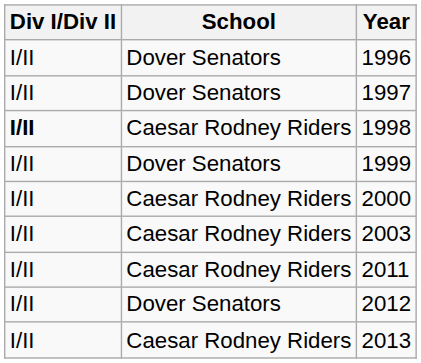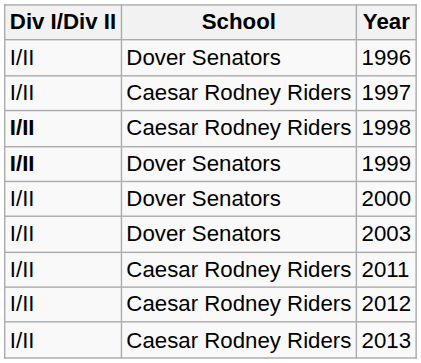(204, 92) Dover Senators -> (239, 92) Caesar Rodney Riders
(22, 163) normal -> (22, 163) bold
(239, 198) Caesar Rodney Riders -> (204, 198) Dover Senators
(239, 234) Caesar Rodney Riders -> (204, 234) Dover Senators
(204, 304) Dover Senators -> (239, 304) Caesar Rodney Riders
